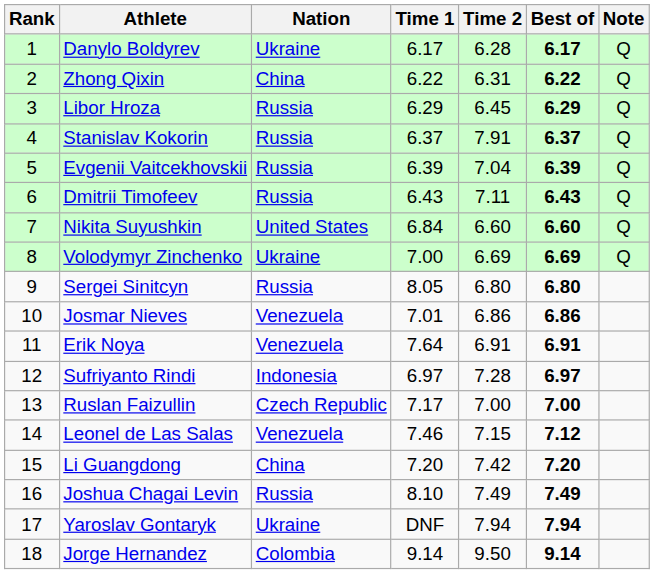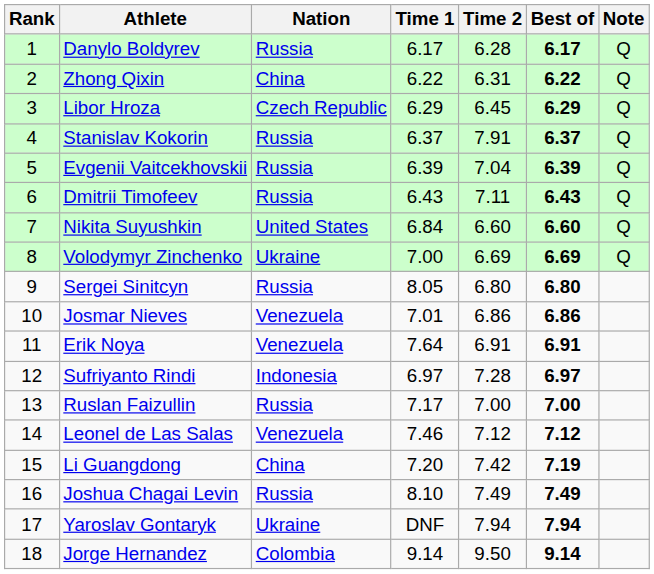(288, 49) Ukraine -> (284, 49) Russia
(284, 108) Russia -> (321, 108) Czech Republic
(321, 405) Czech Republic -> (284, 405) Russia
(493, 434) 7.15 -> (493, 434) 7.12
(562, 464) 7.20 -> (562, 464) 7.19
